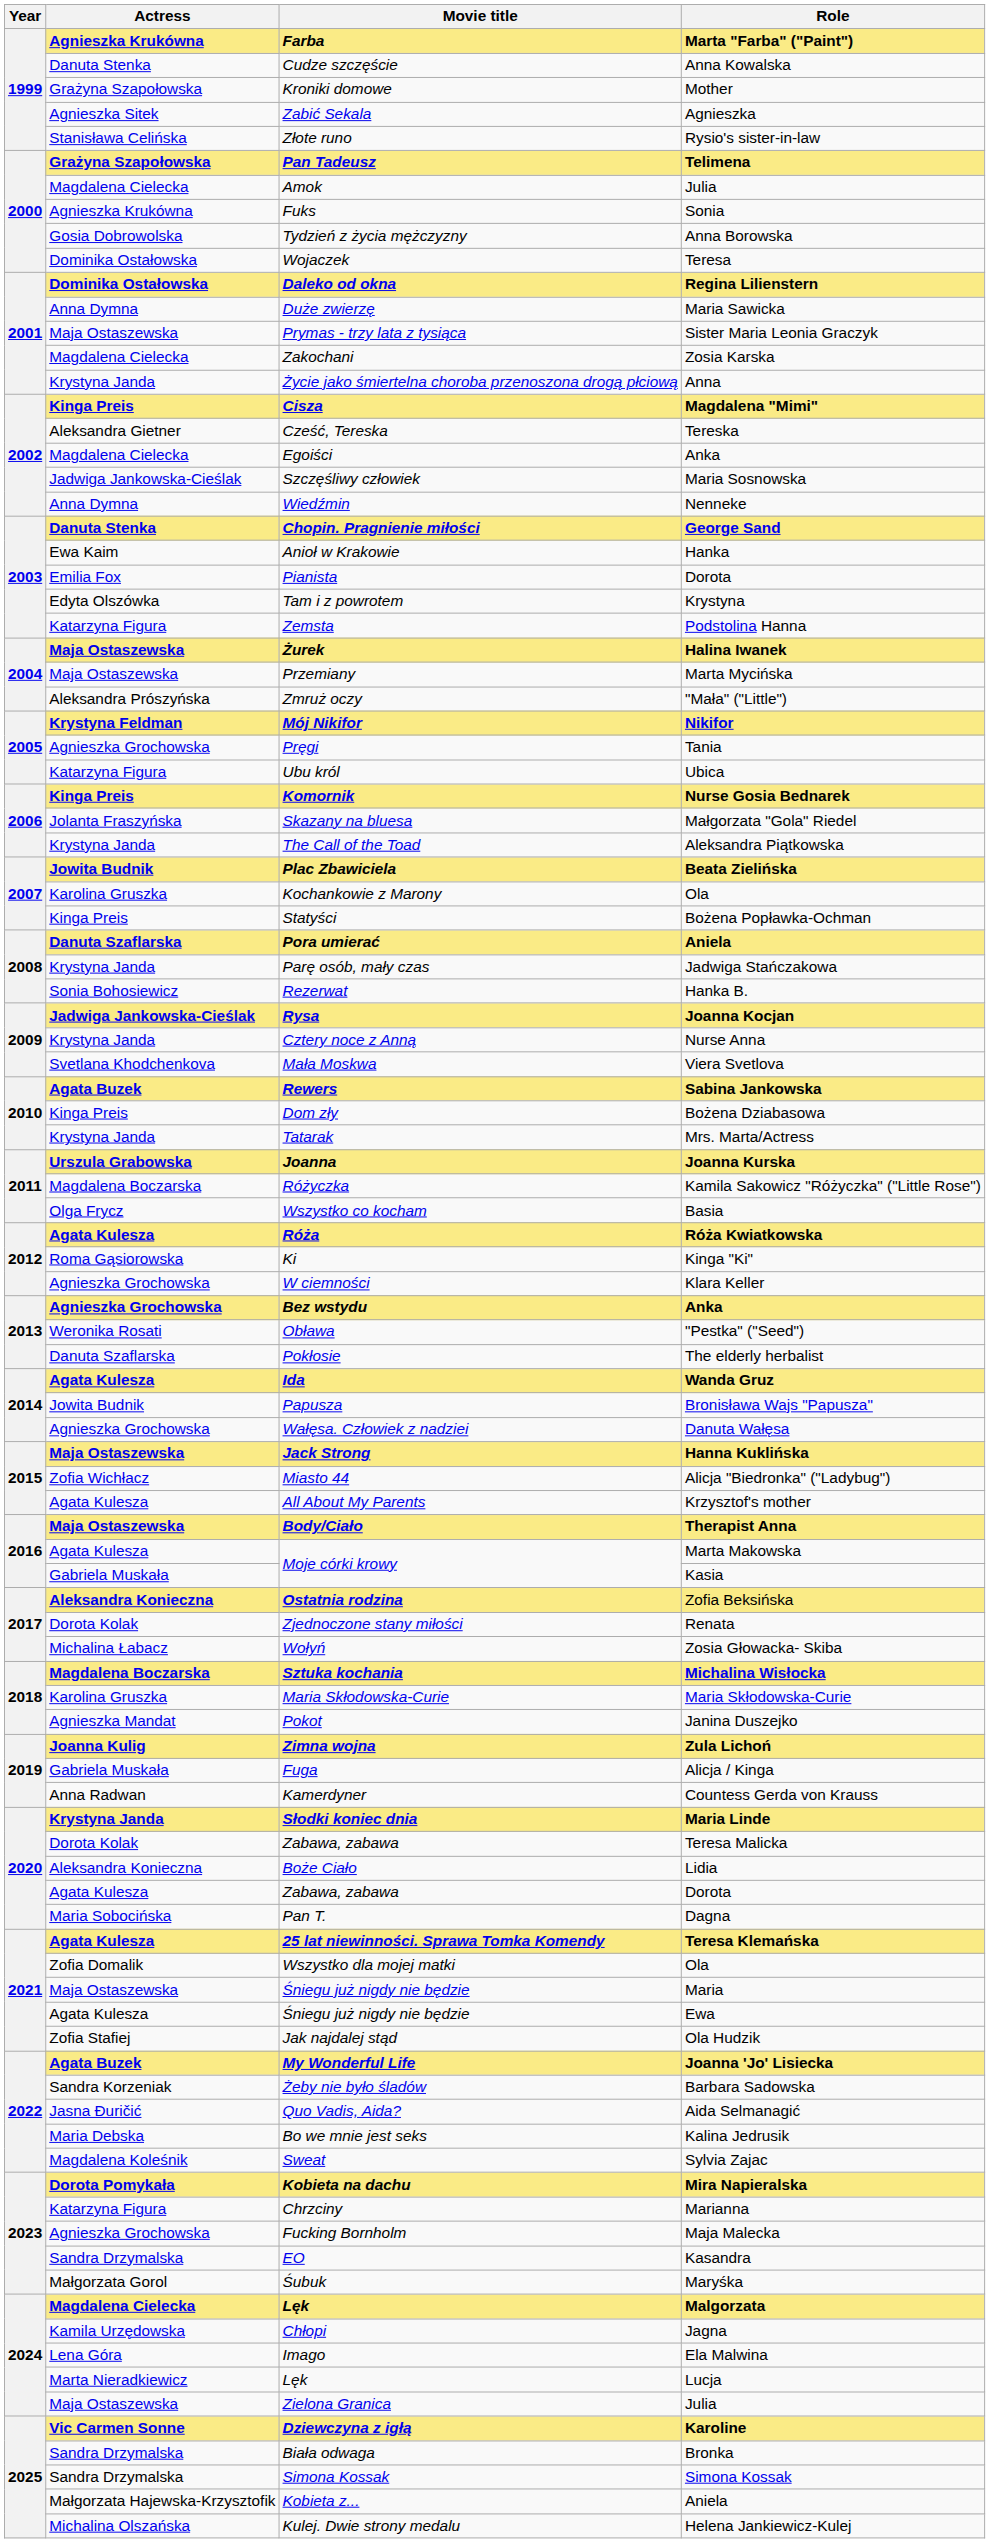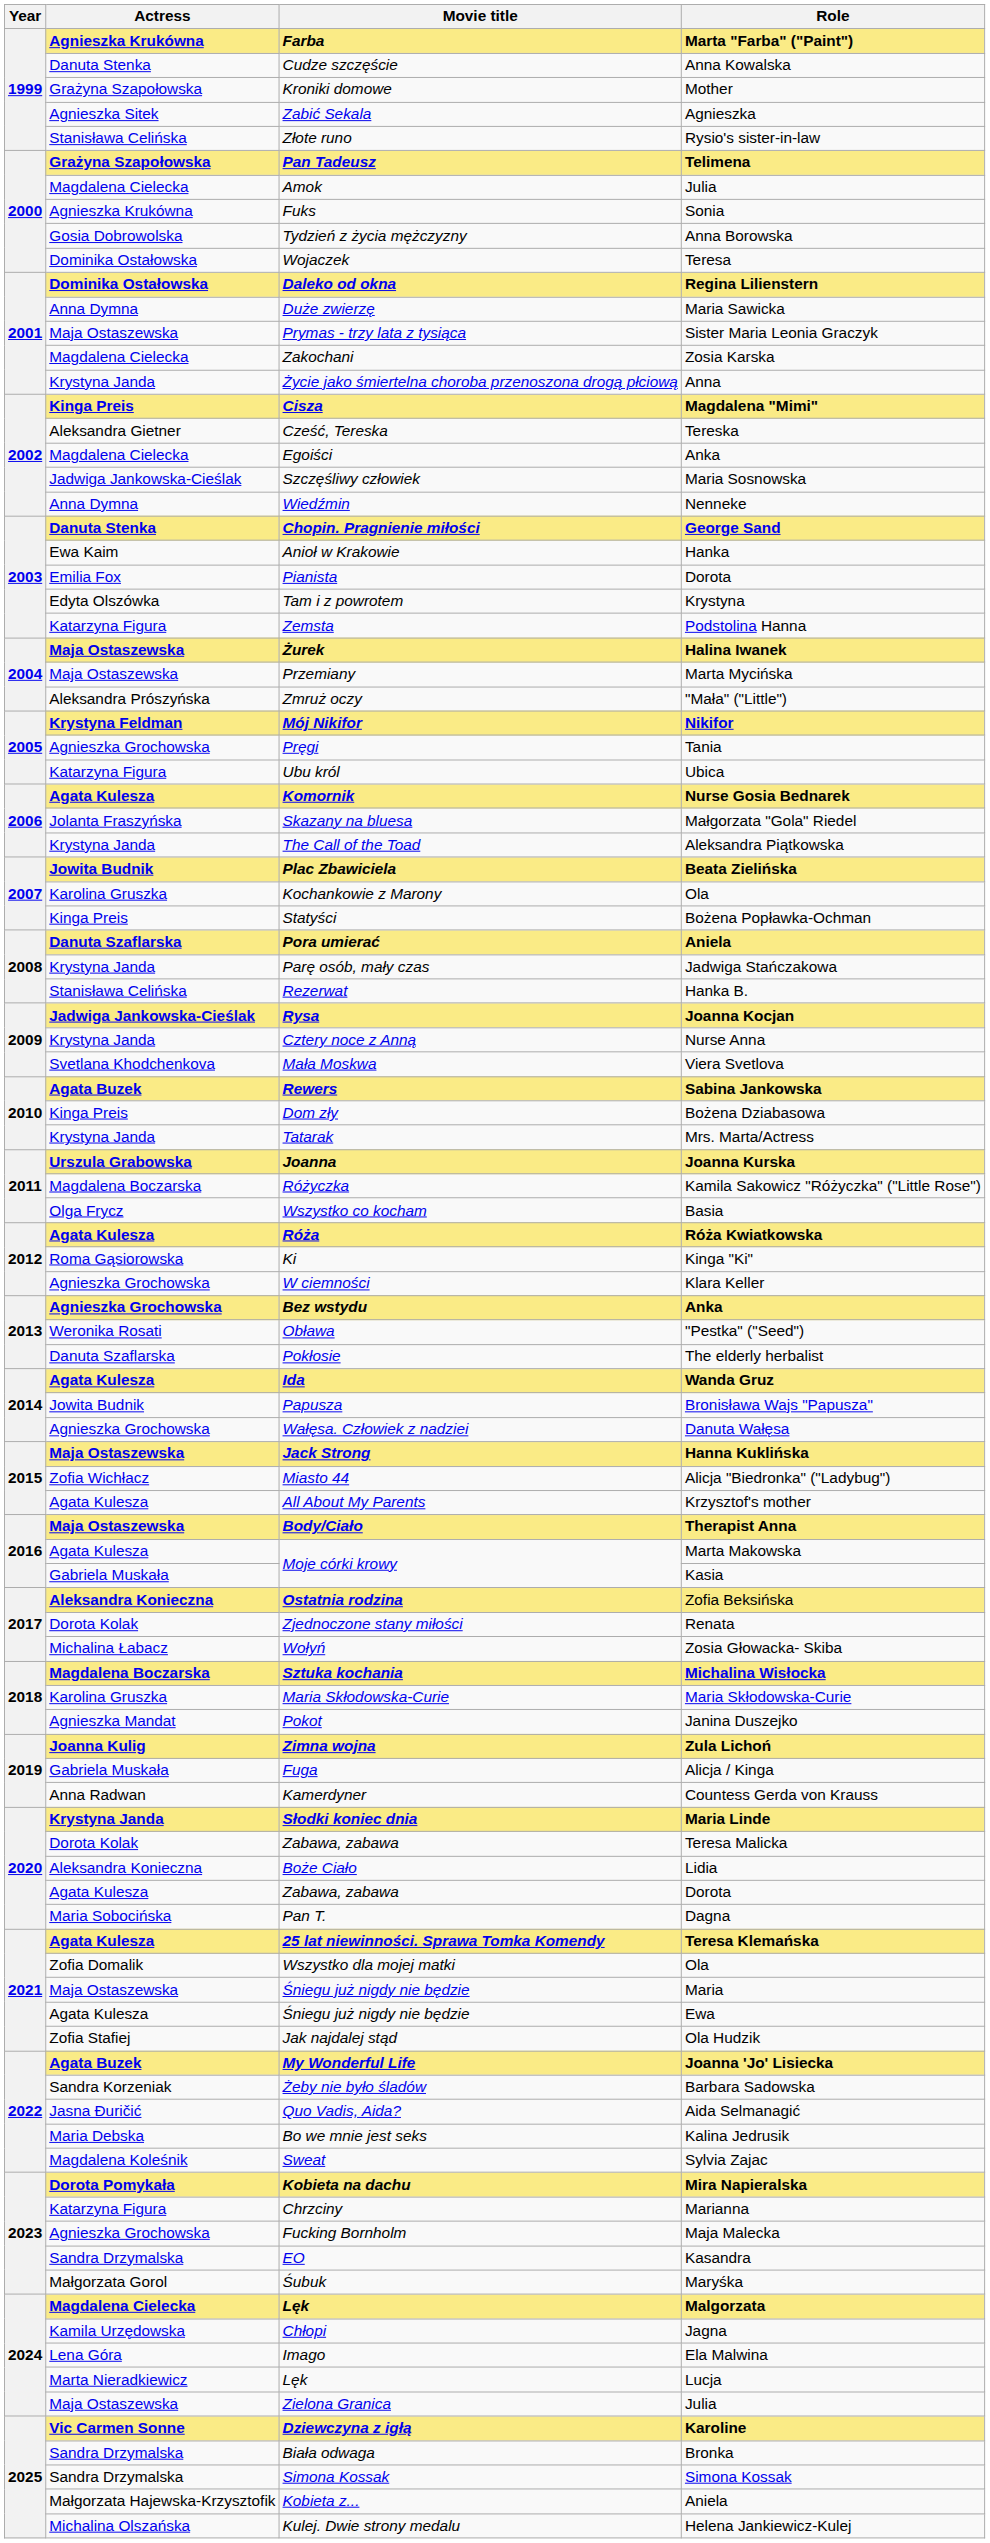(92, 796) Kinga Preis -> (102, 796) Agata Kulesza
(114, 991) Sonia Bohosiewicz -> (118, 991) Stanisława Celińska
